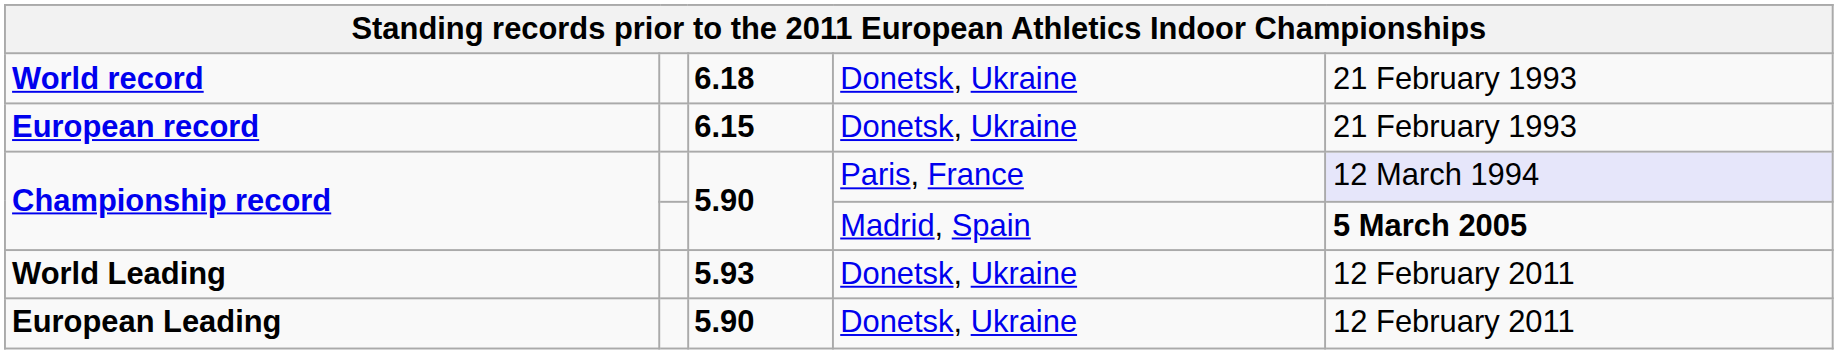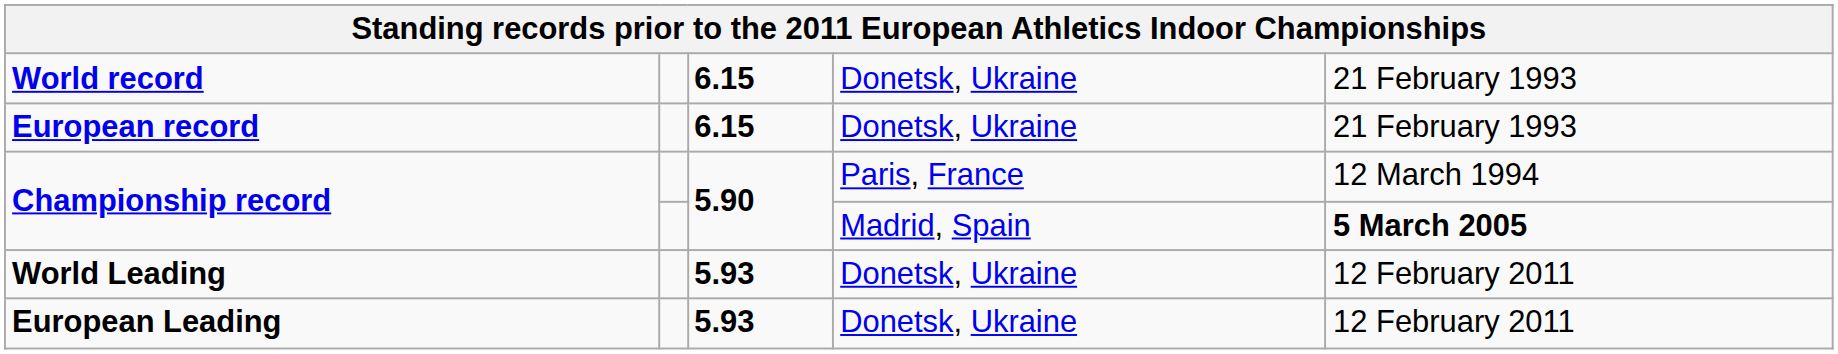(724, 77) 6.18 -> (724, 77) 6.15
(1436, 175) lavender background -> (1436, 175) no background
(724, 322) 5.90 -> (724, 322) 5.93
